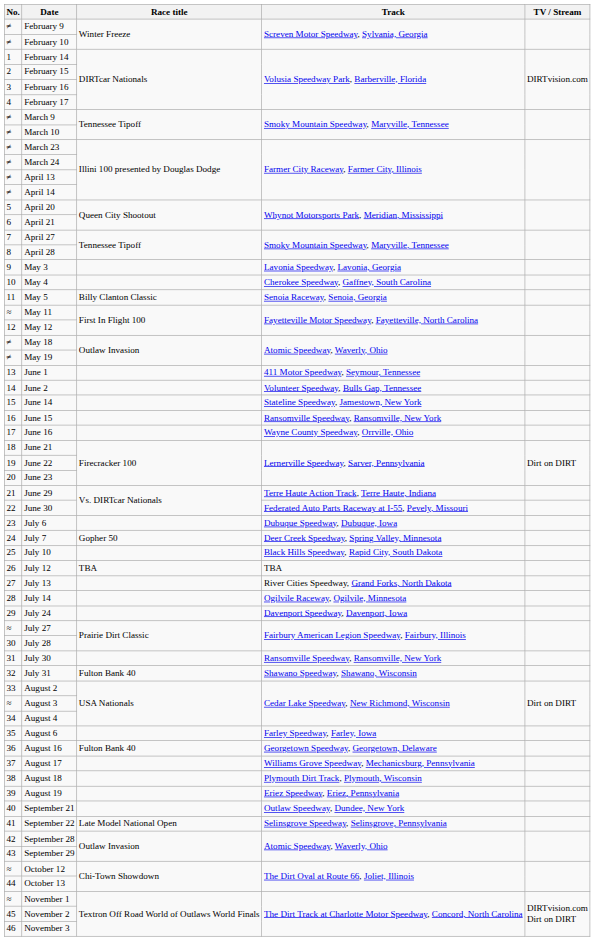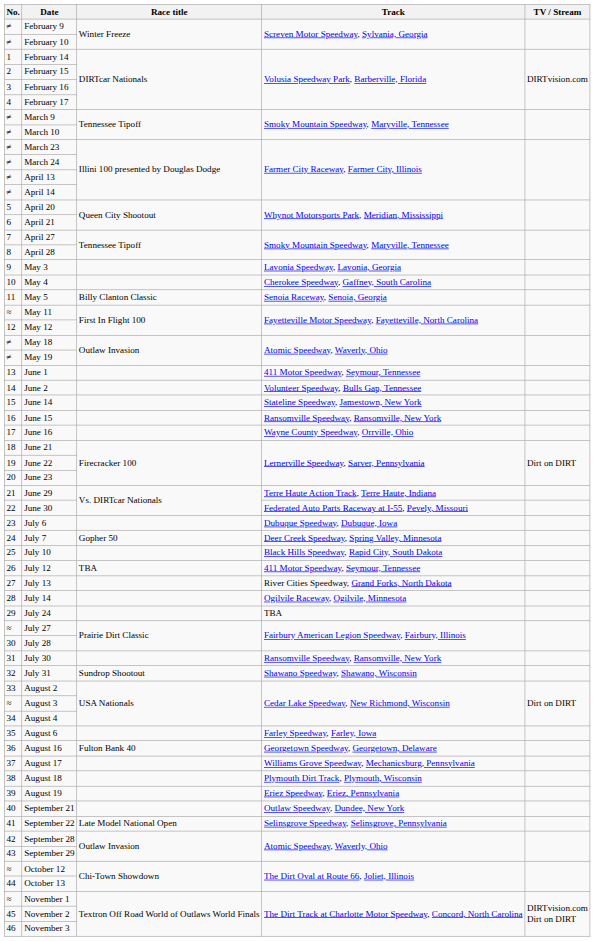(273, 567) TBA -> (342, 567) 411 Motor Speedway, Seymour, Tennessee
(336, 612) Davenport Speedway, Davenport, Iowa -> (273, 612) TBA
(107, 673) Fulton Bank 40 -> (112, 673) Sundrop Shootout
